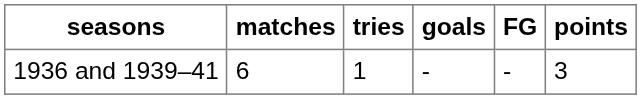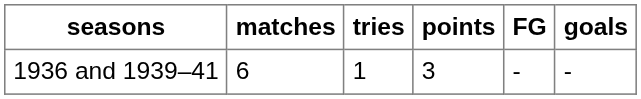columns swapped: (454, 26) <-> (591, 26)
